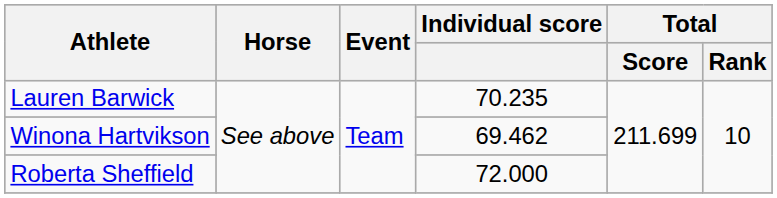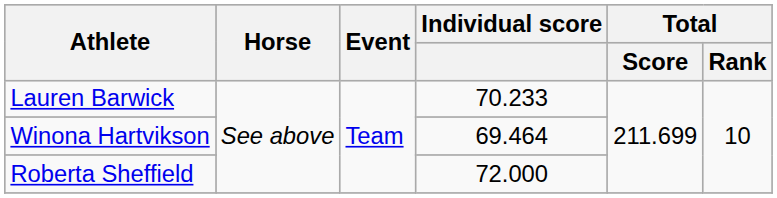(512, 99) 70.235 -> (512, 99) 70.233
(512, 137) 69.462 -> (512, 137) 69.464
